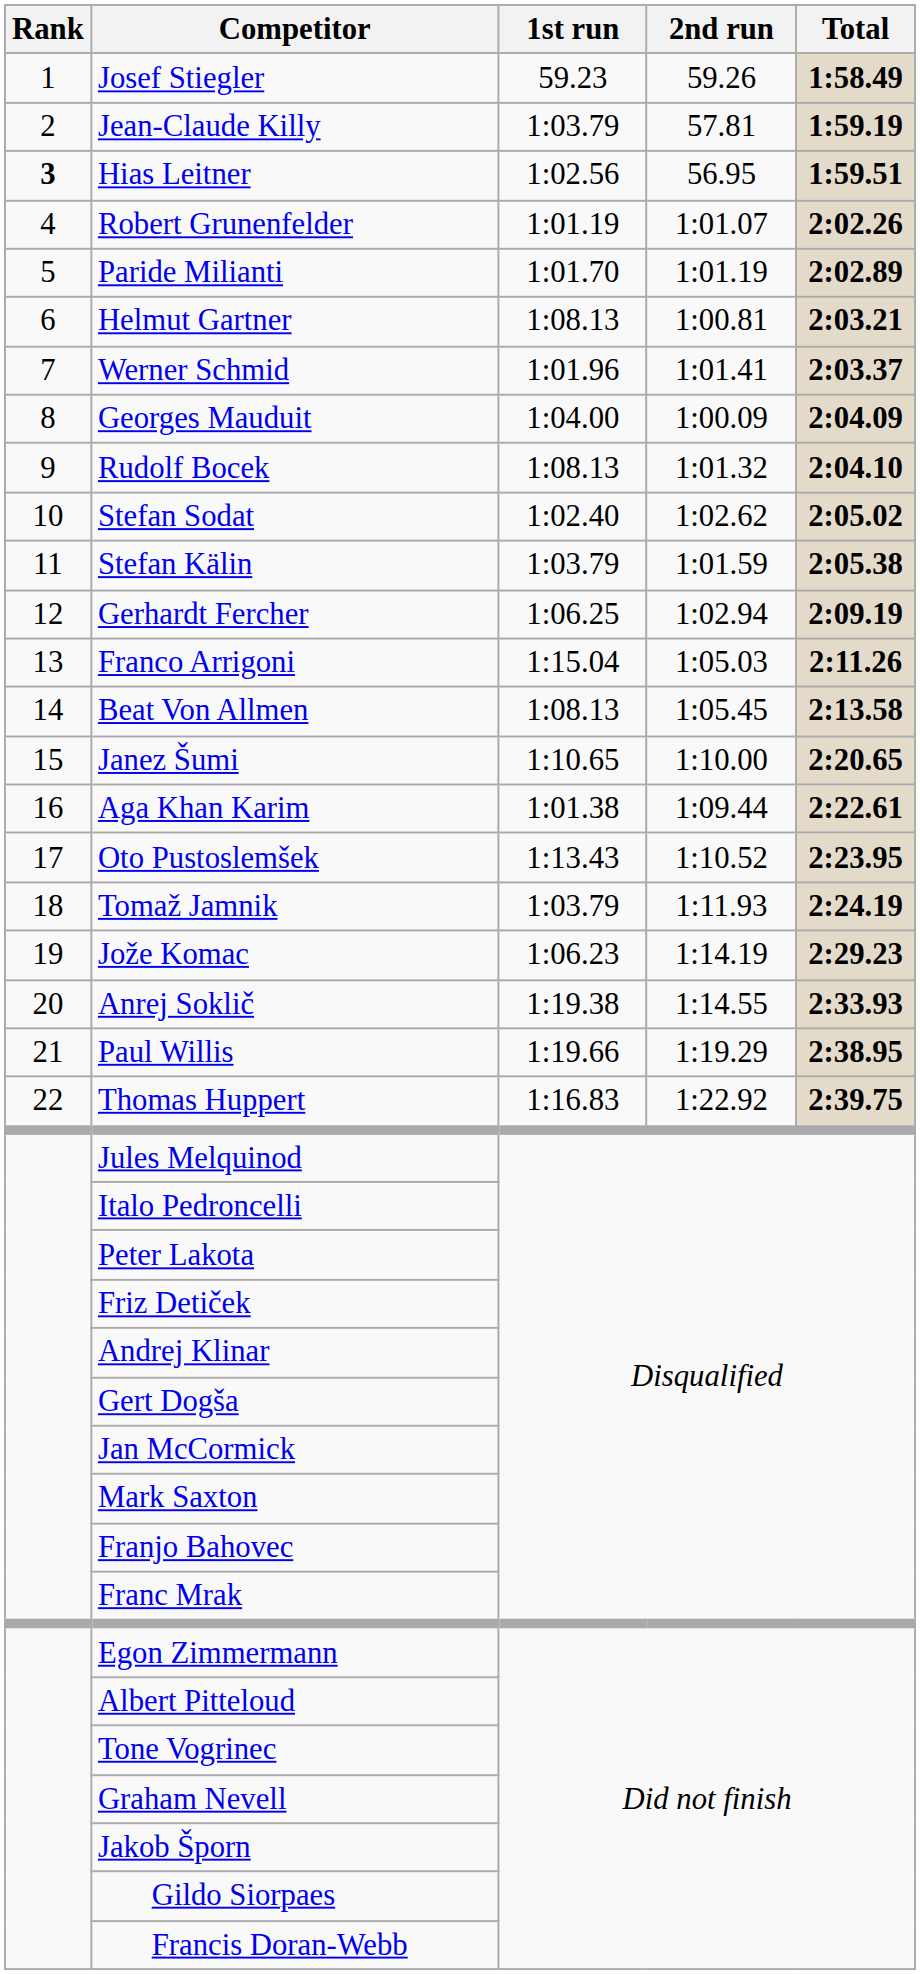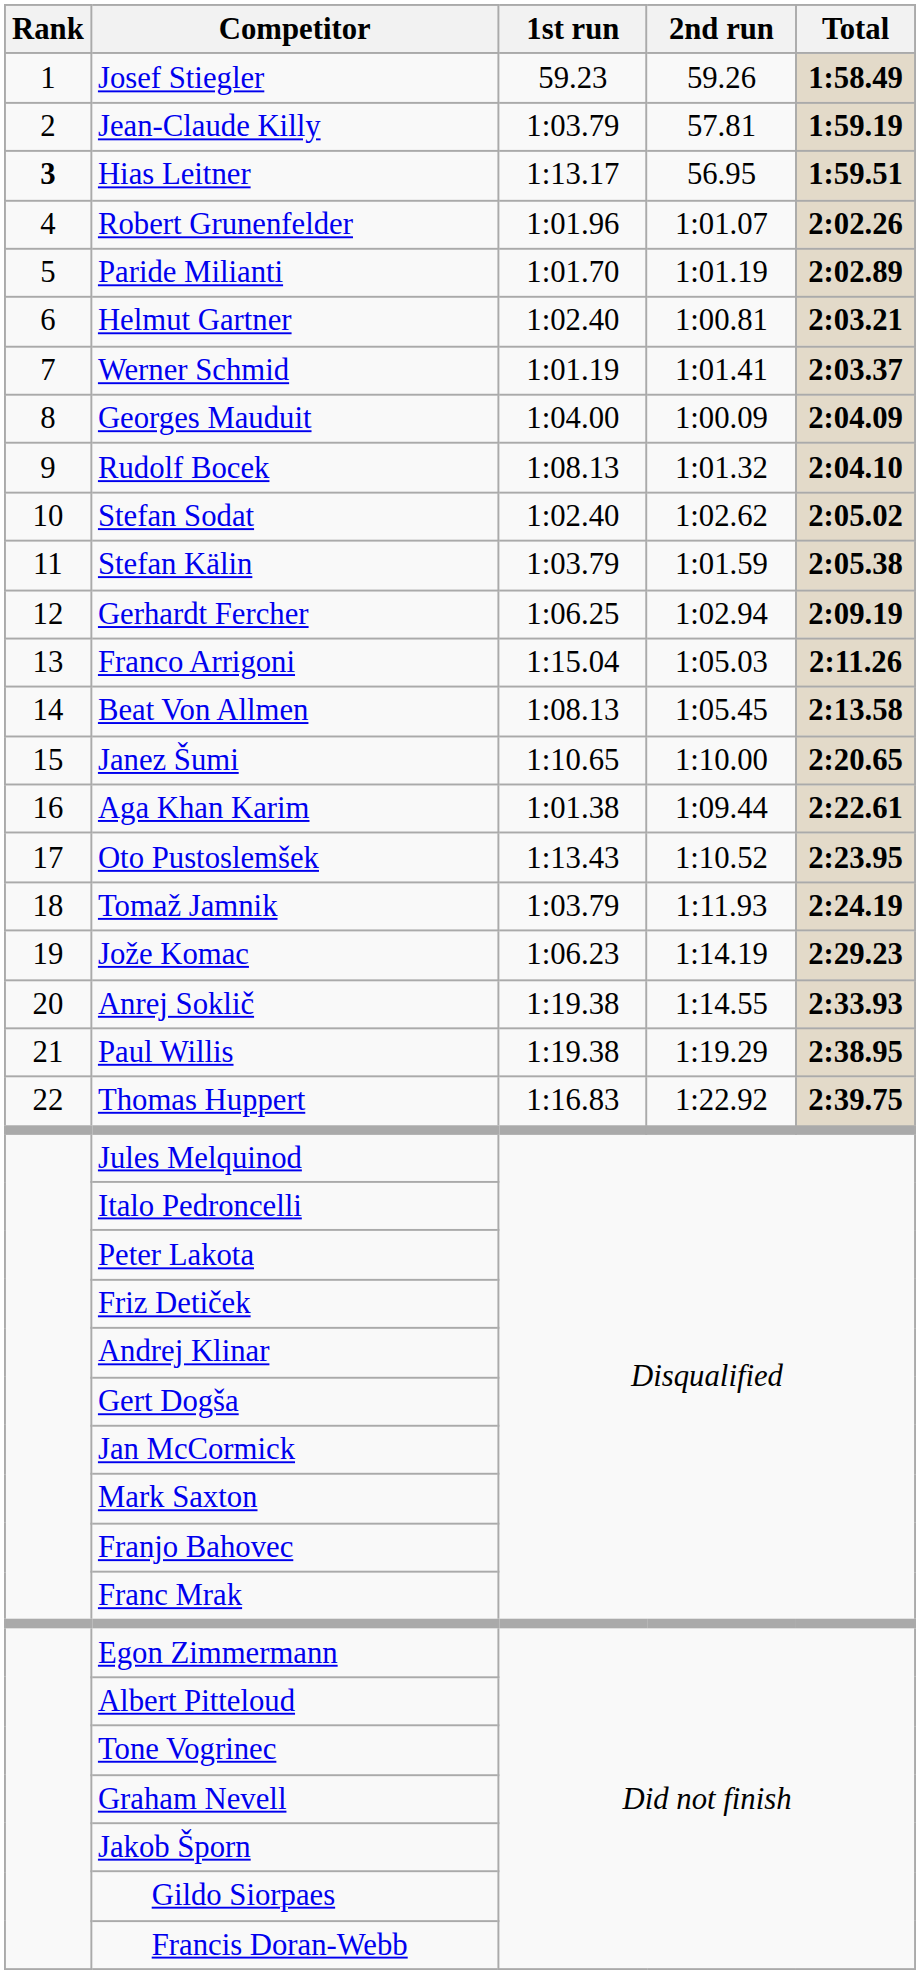(573, 175) 1:02.56 -> (573, 175) 1:13.17
(573, 223) 1:01.19 -> (573, 223) 1:01.96
(573, 321) 1:08.13 -> (573, 321) 1:02.40
(573, 369) 1:01.96 -> (573, 369) 1:01.19
(573, 1051) 1:19.66 -> (573, 1051) 1:19.38
